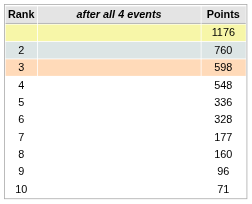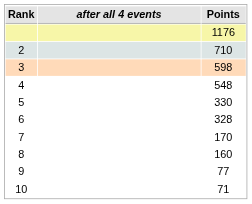(223, 50) 760 -> (223, 50) 710
(223, 102) 336 -> (223, 102) 330
(223, 137) 177 -> (223, 137) 170
(223, 172) 96 -> (223, 172) 77
